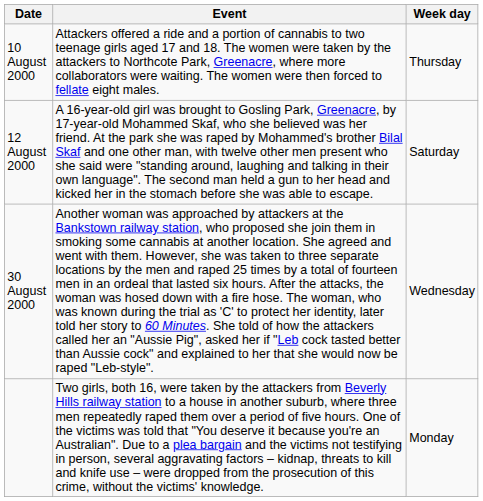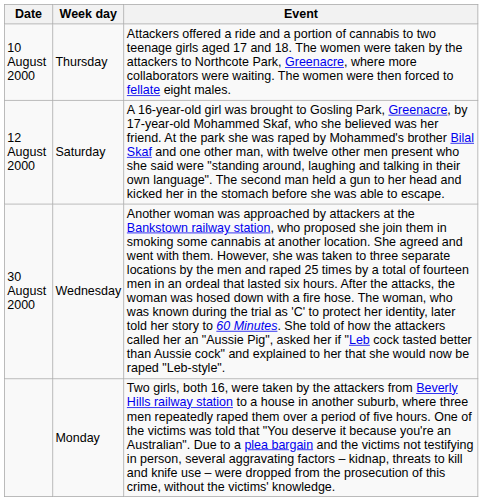columns swapped: (442, 14) <-> (229, 14)
